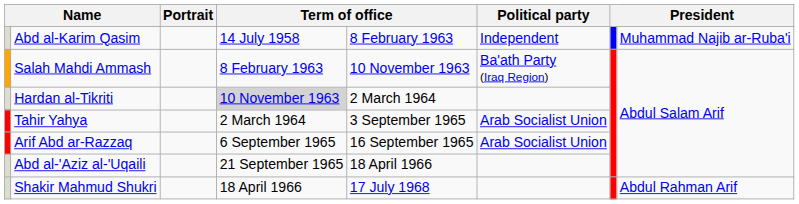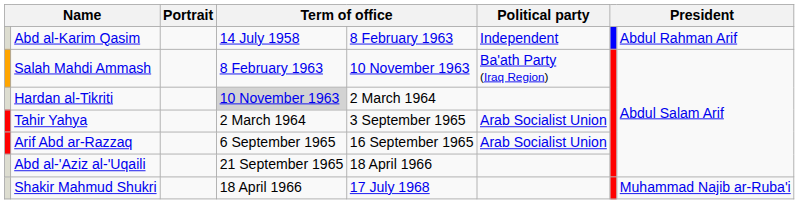(705, 37) Muhammad Najib ar-Ruba'i -> (678, 37) Abdul Rahman Arif
(678, 187) Abdul Rahman Arif -> (705, 187) Muhammad Najib ar-Ruba'i
